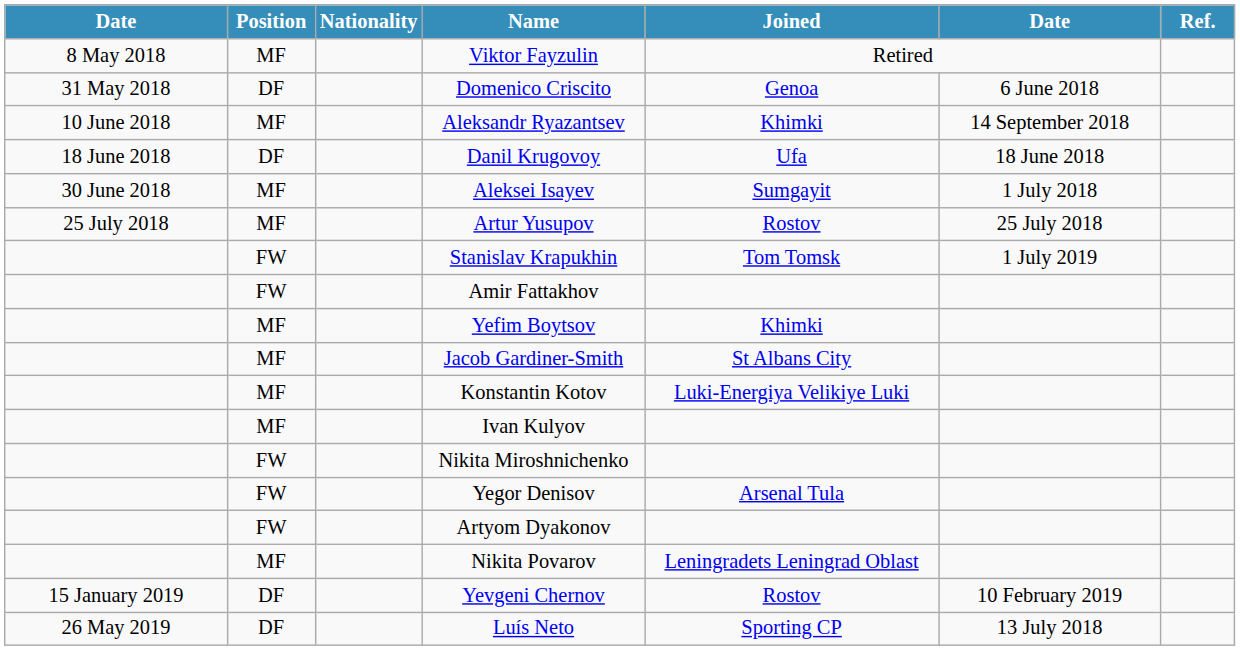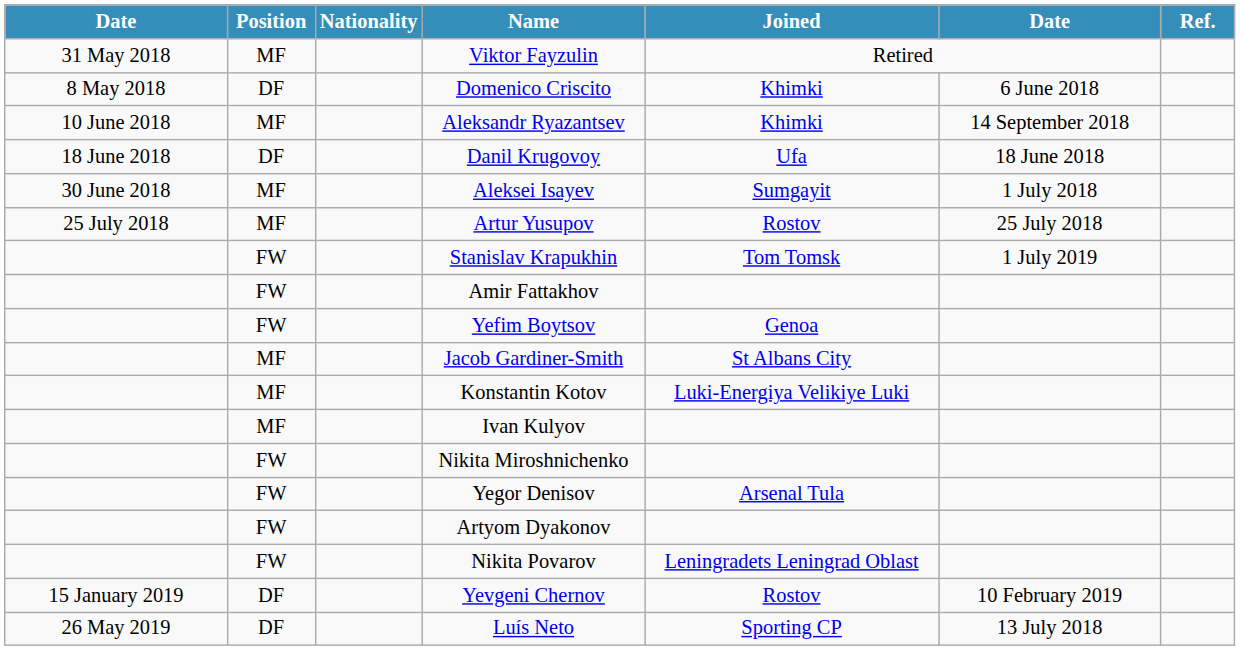(116, 55) 8 May 2018 -> (116, 55) 31 May 2018
(116, 89) 31 May 2018 -> (116, 89) 8 May 2018
(792, 89) Genoa -> (792, 89) Khimki
(271, 325) MF -> (271, 325) FW
(792, 325) Khimki -> (792, 325) Genoa
(271, 561) MF -> (271, 561) FW
